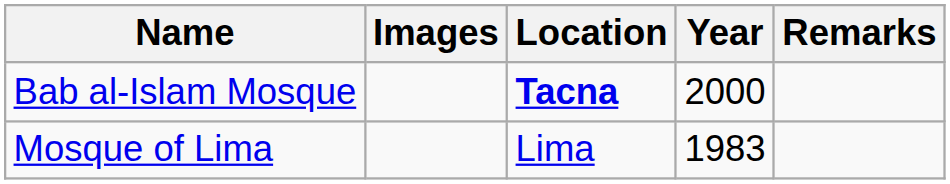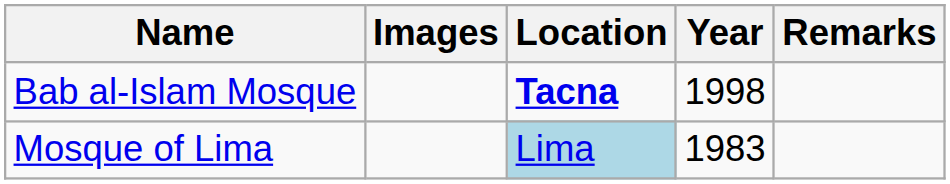(725, 91) 2000 -> (725, 91) 1998
(555, 149) no background -> (555, 149) lightblue background
